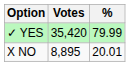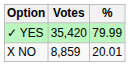(66, 52) 8,895 -> (66, 52) 8,859
